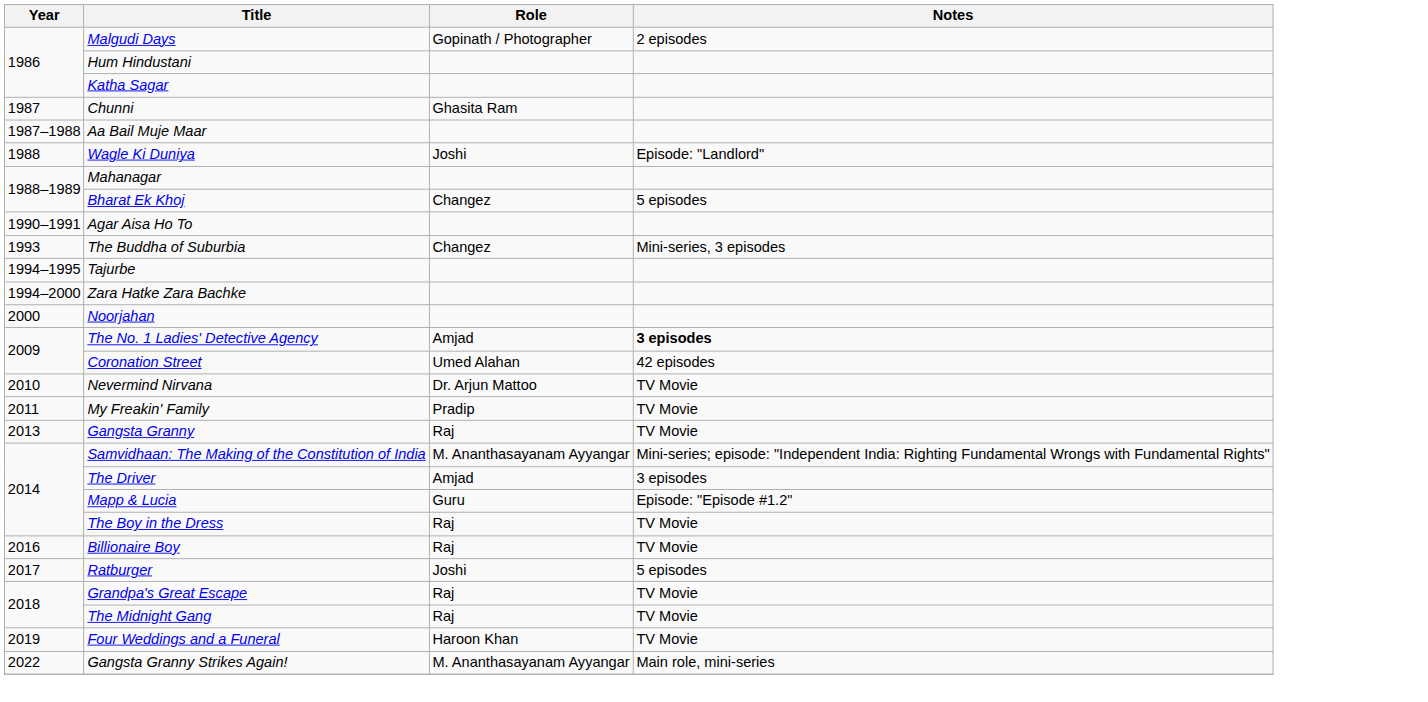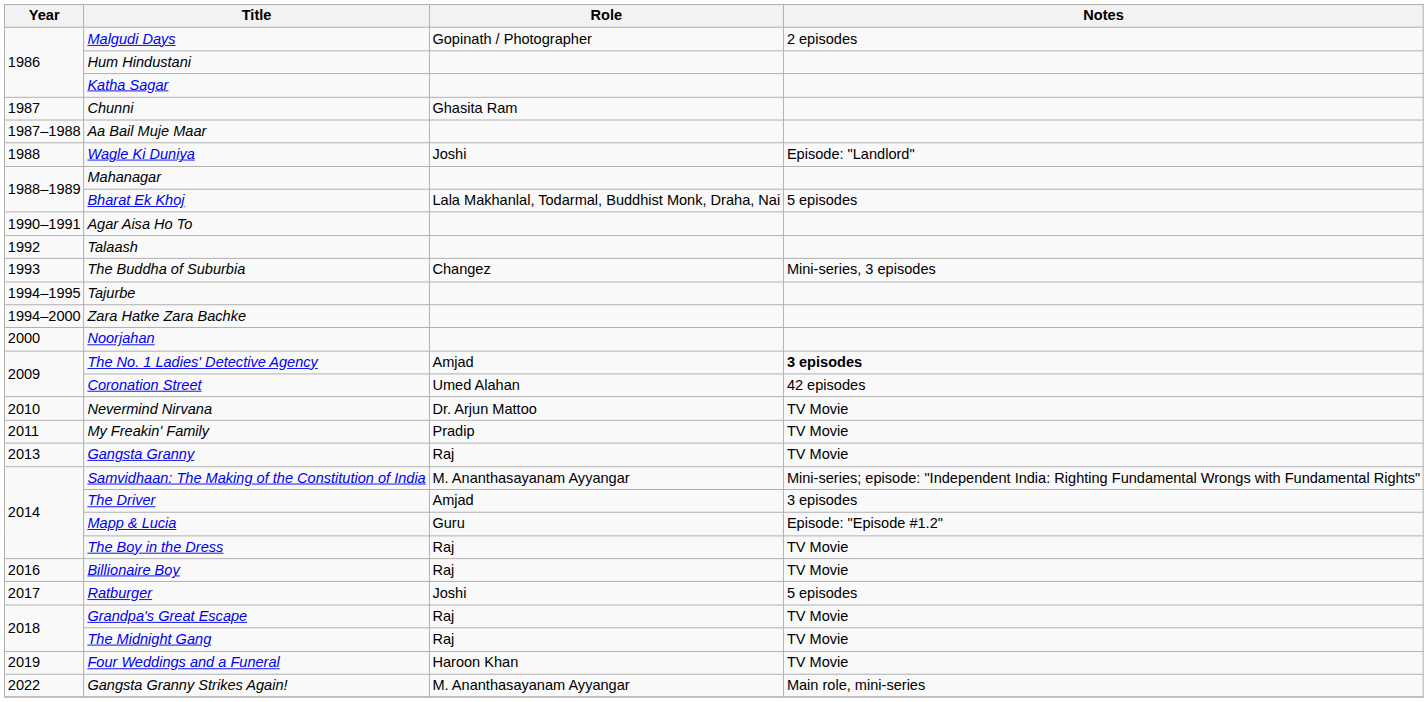(462, 200) Changez -> (606, 200) Lala Makhanlal, Todarmal, Buddhist Monk, Draha, Nai
+ row: (113, 246)
